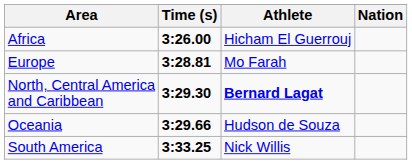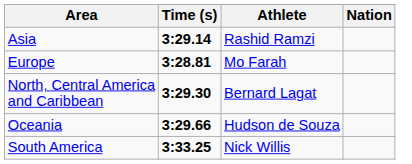- row: (26, 39)
+ row: (22, 39)
(273, 93) bold -> (270, 93) normal
